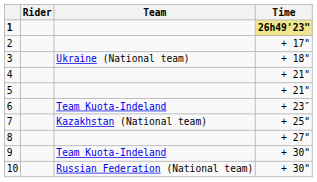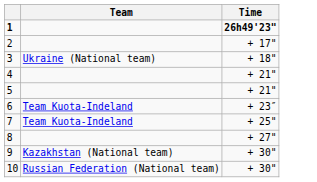- column: (37, 12)
(284, 28) khaki background -> (250, 28) no background
(132, 122) Kazakhstan (National team) -> (78, 122) Team Kuota-Indeland
(111, 153) Team Kuota-Indeland -> (98, 153) Kazakhstan (National team)
